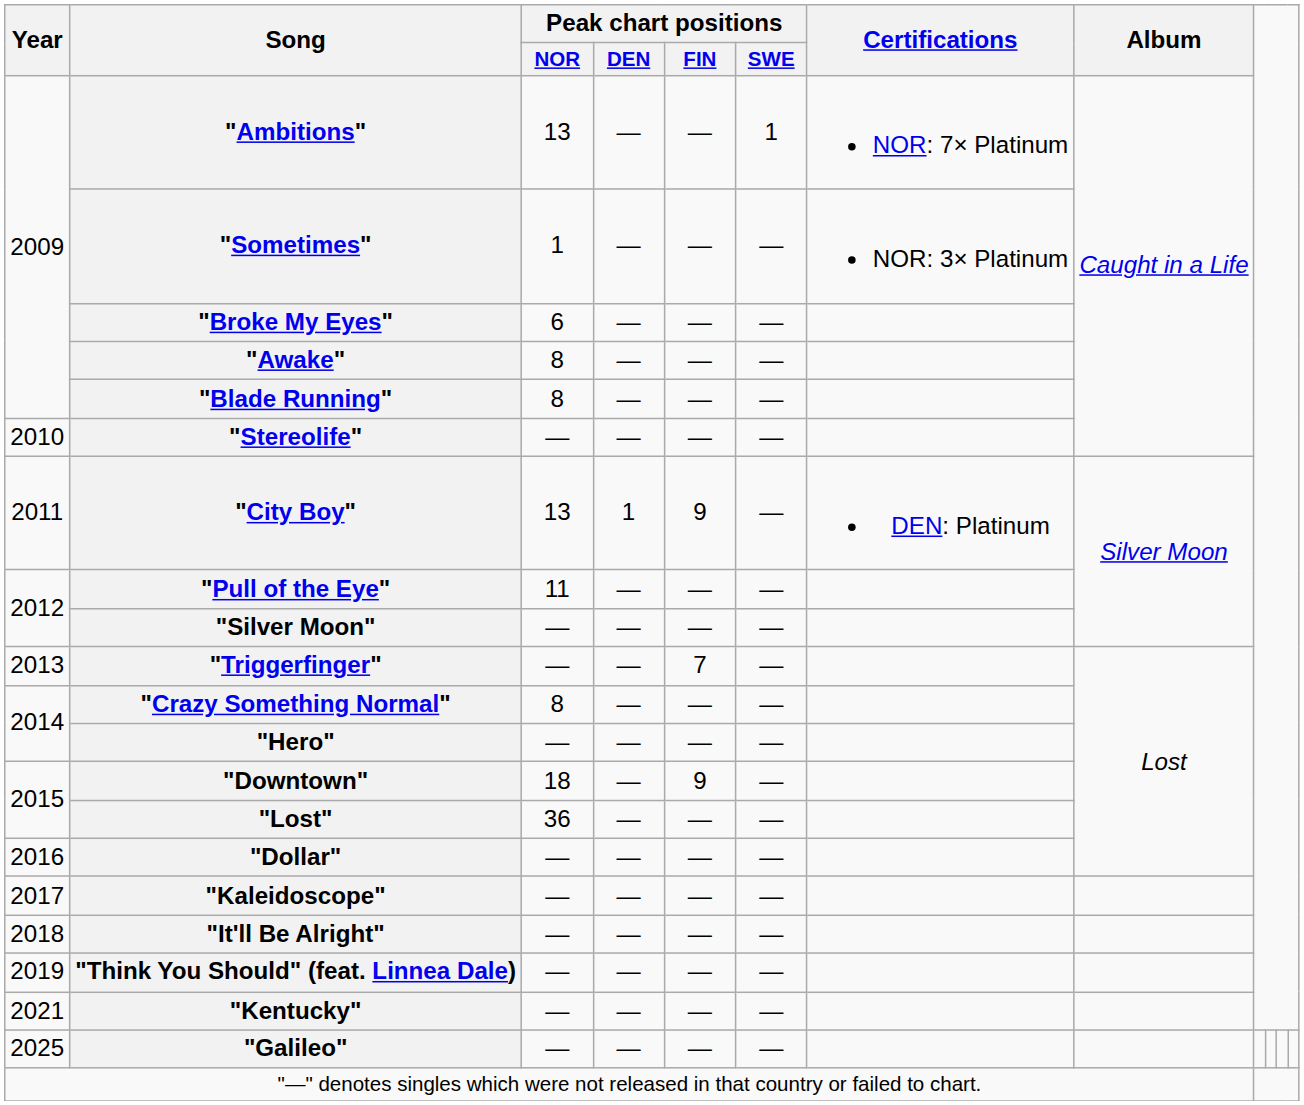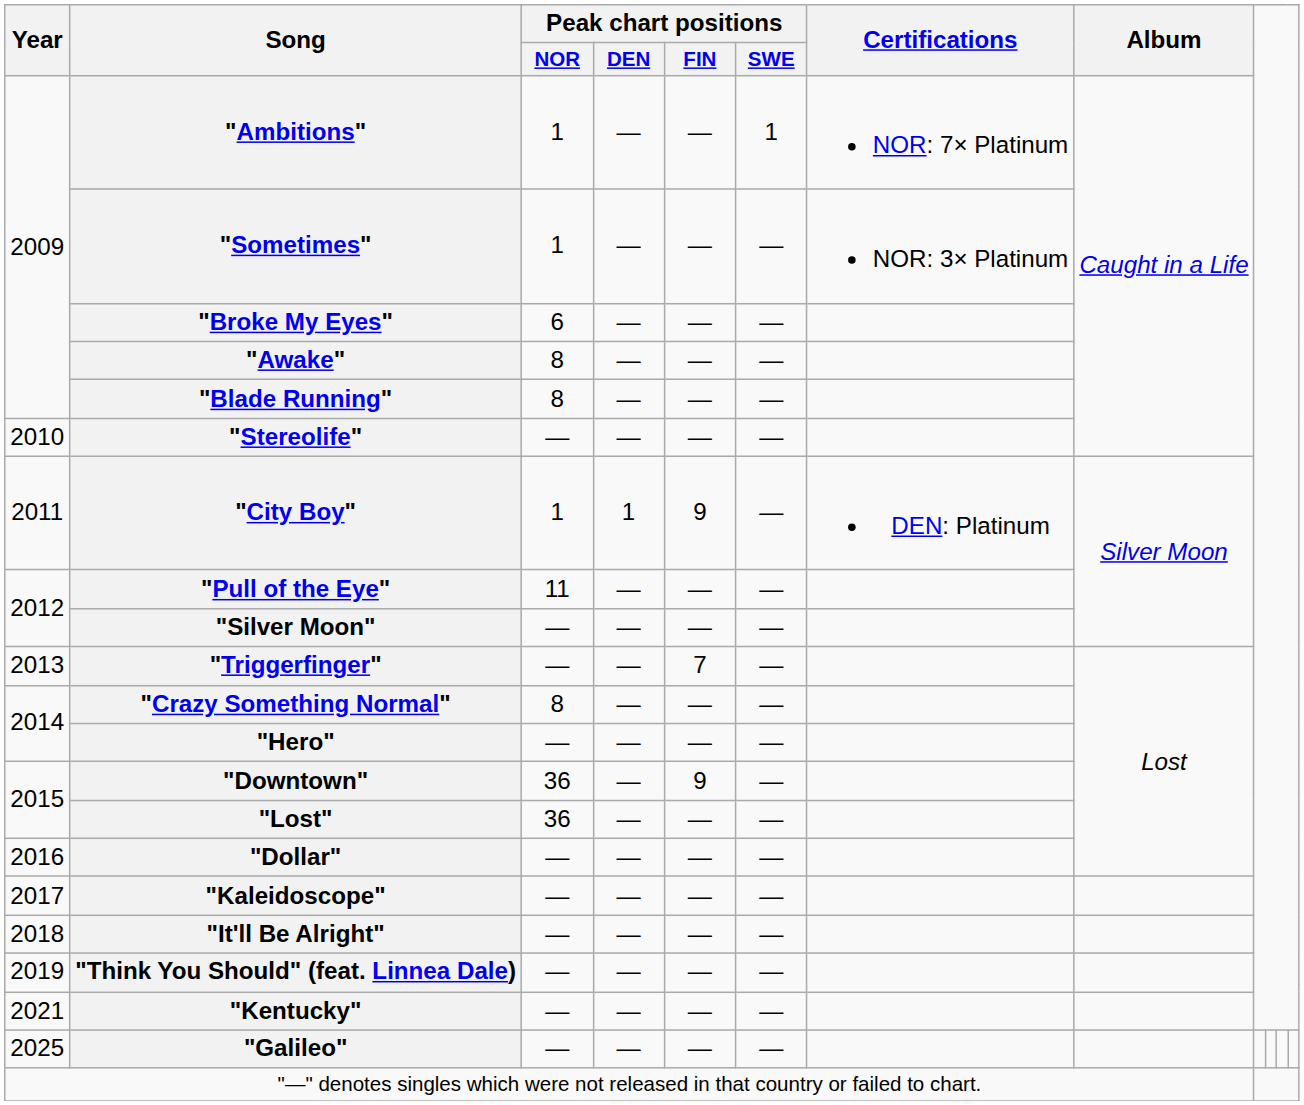(557, 132) 13 -> (557, 132) 1
(557, 512) 13 -> (557, 512) 1
(557, 780) 18 -> (557, 780) 36
